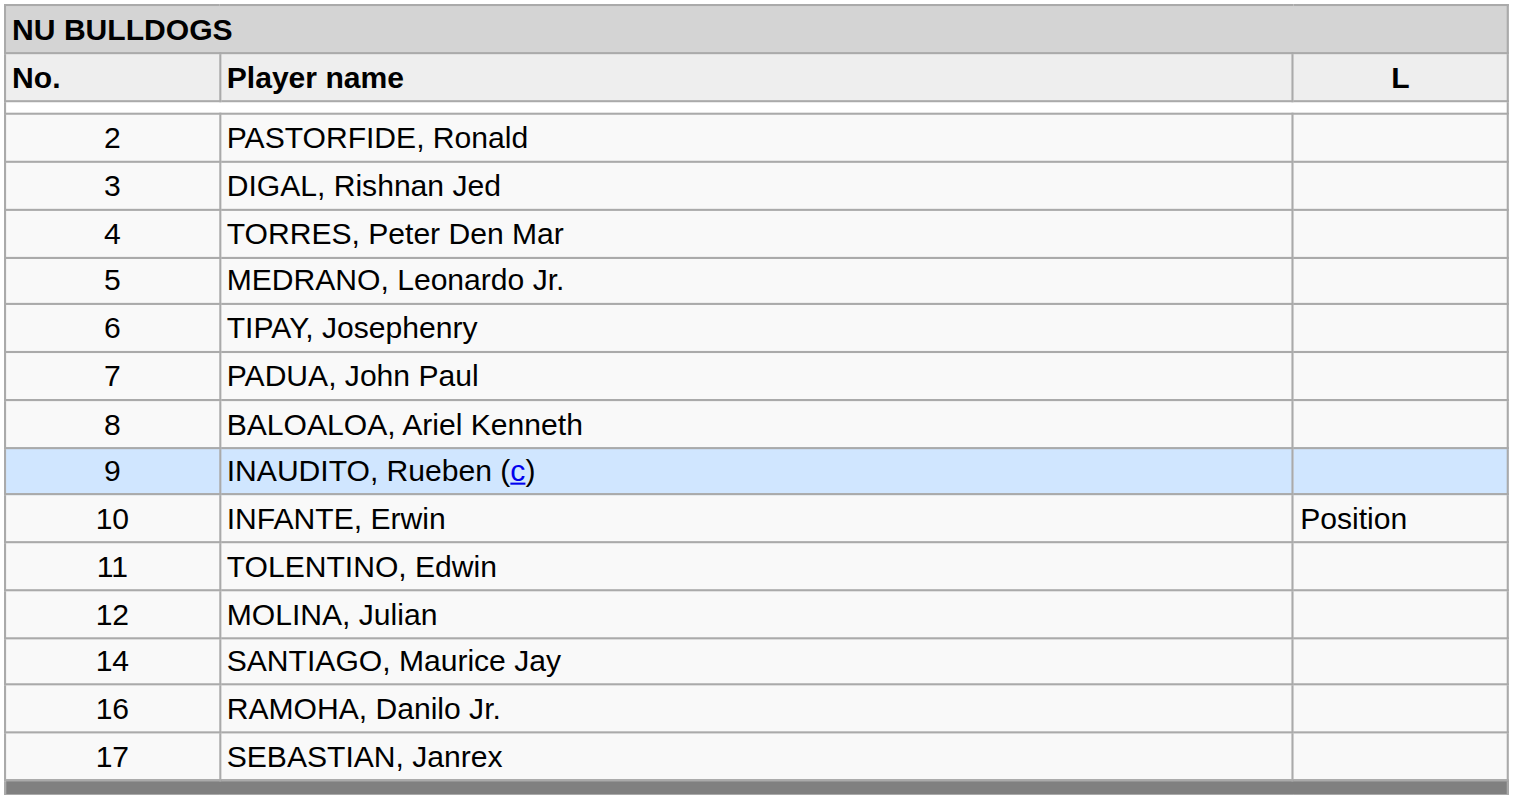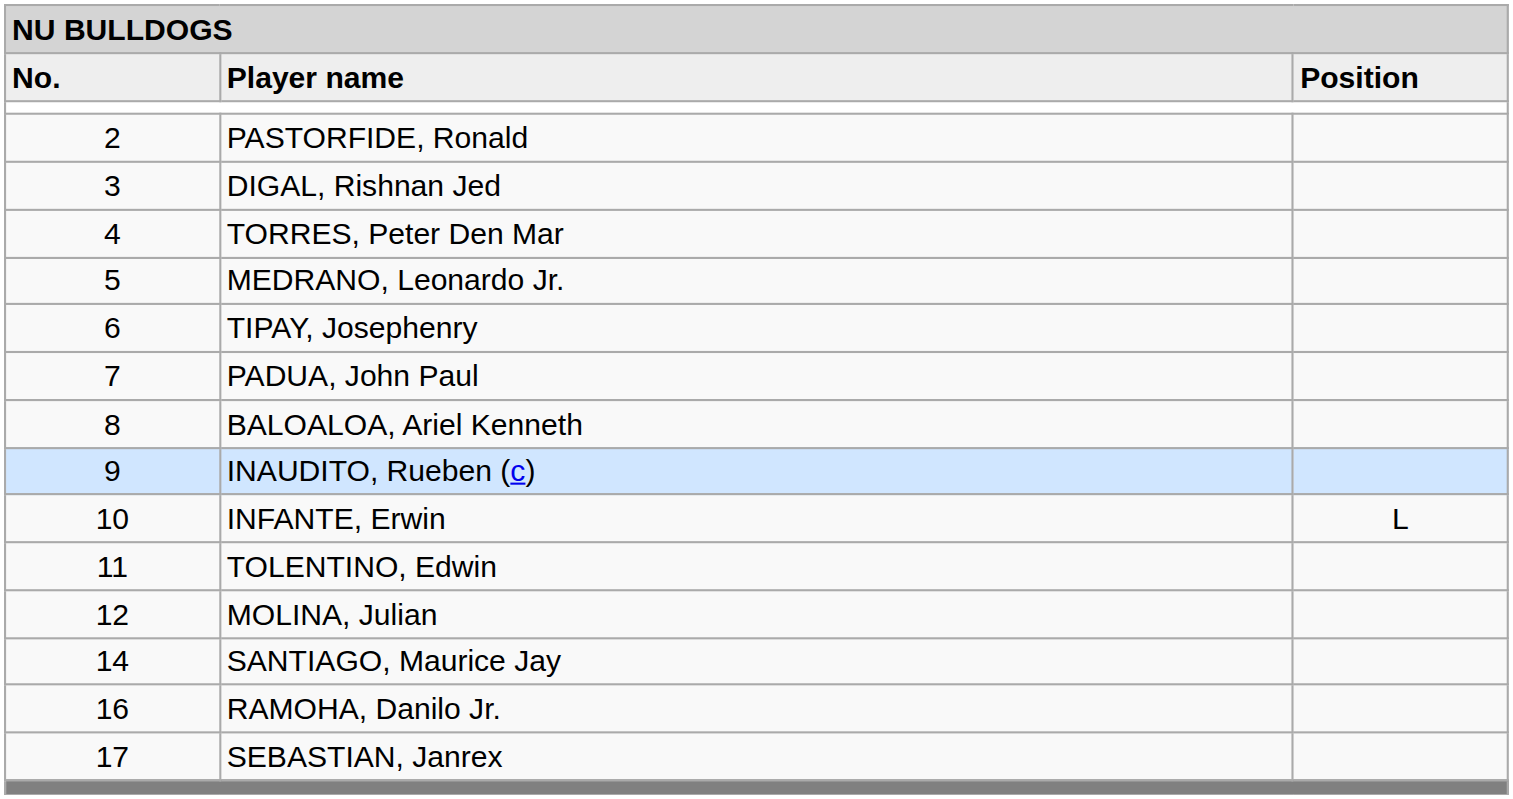(1400, 77) L -> (1359, 77) Position
(1354, 519) Position -> (1400, 519) L
